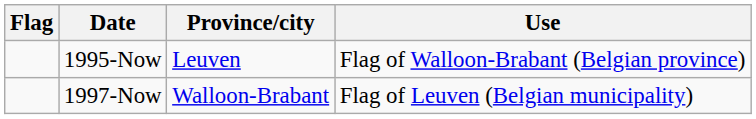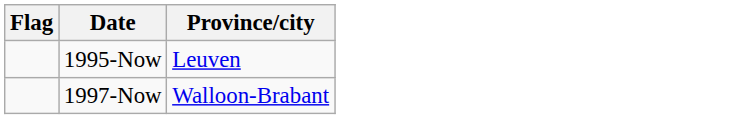- column: (543, 22)
